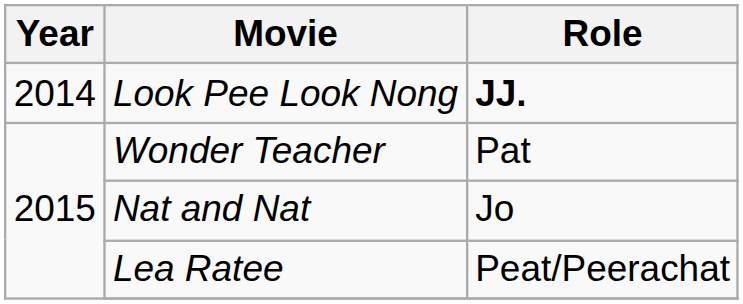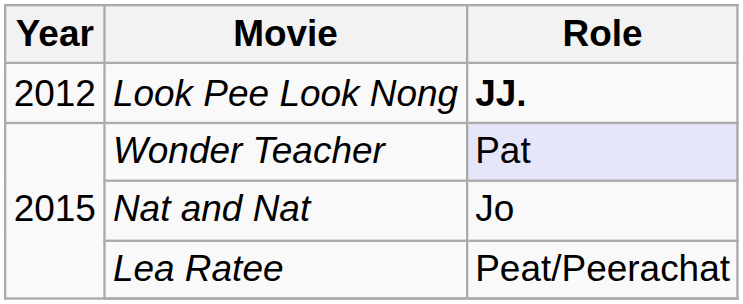(55, 92) 2014 -> (55, 92) 2012
(503, 151) no background -> (503, 151) lavender background
